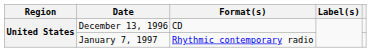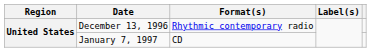(177, 26) CD -> (243, 26) Rhythmic contemporary radio
(243, 40) Rhythmic contemporary radio -> (177, 40) CD
